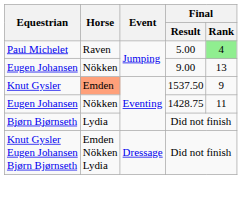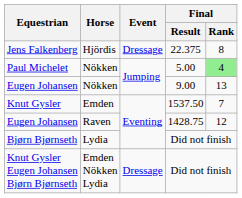+ row: (42, 50)
(97, 50) Raven -> (100, 68) Nökken
(98, 86) lightsalmon background -> (98, 104) no background
(221, 86) 9 -> (221, 104) 7
(100, 104) Nökken -> (97, 122) Raven
(221, 104) 11 -> (221, 122) 12
